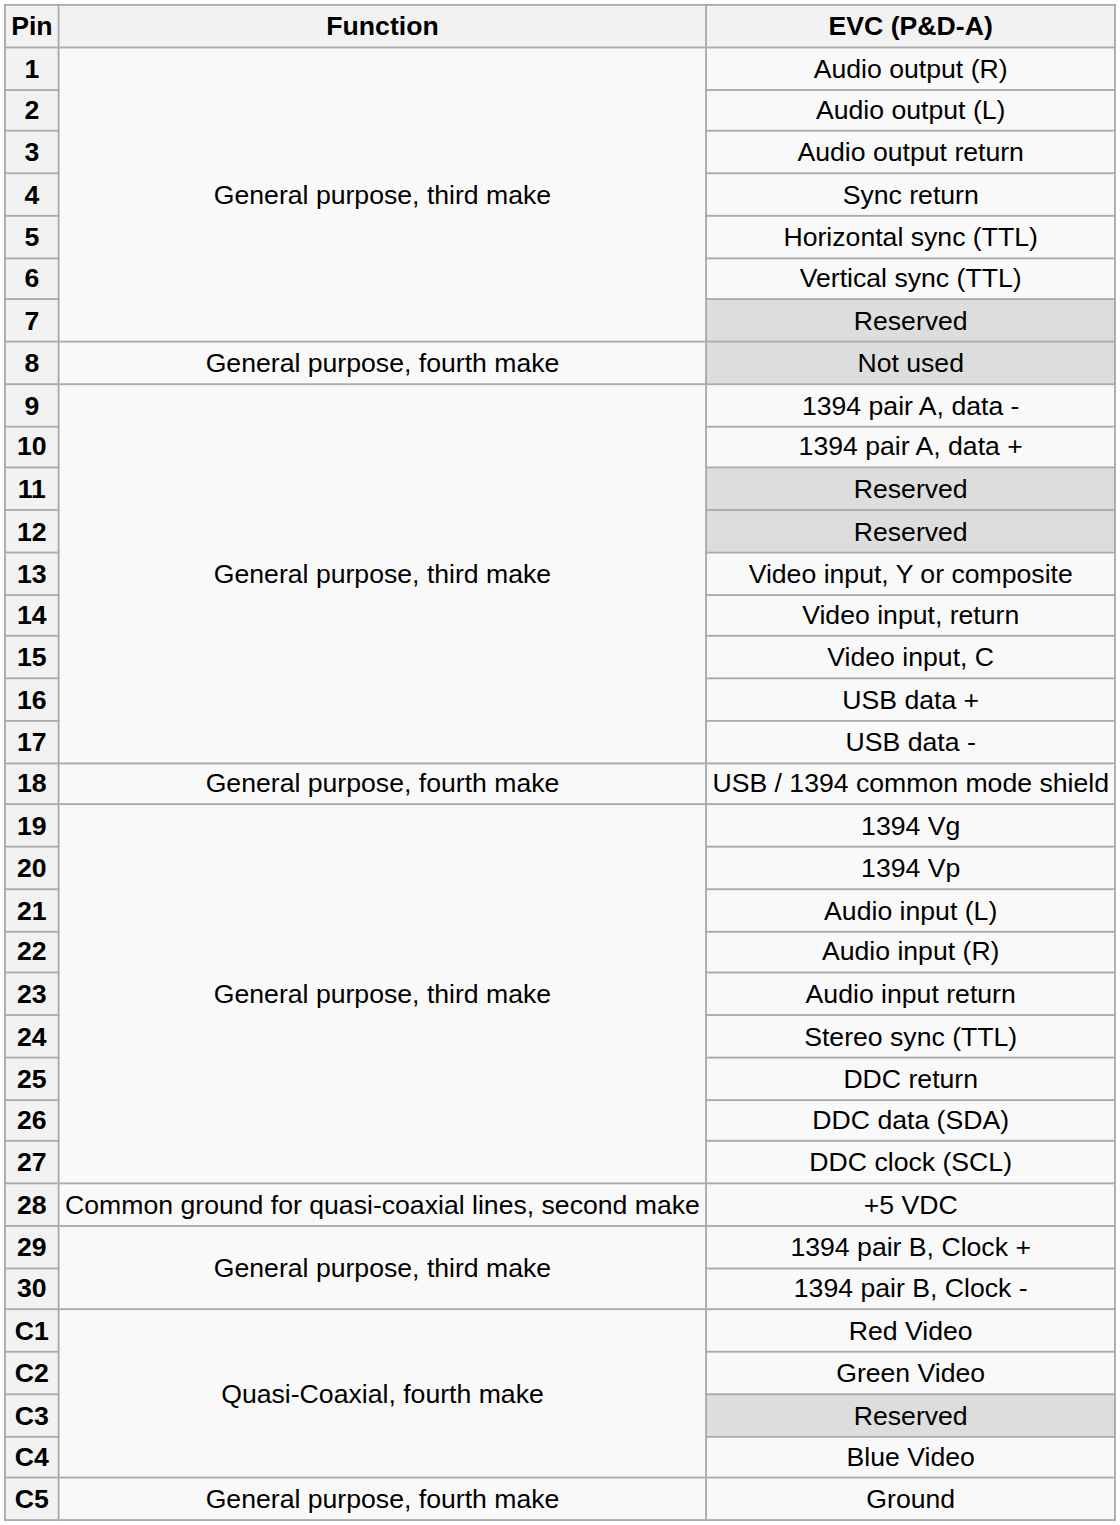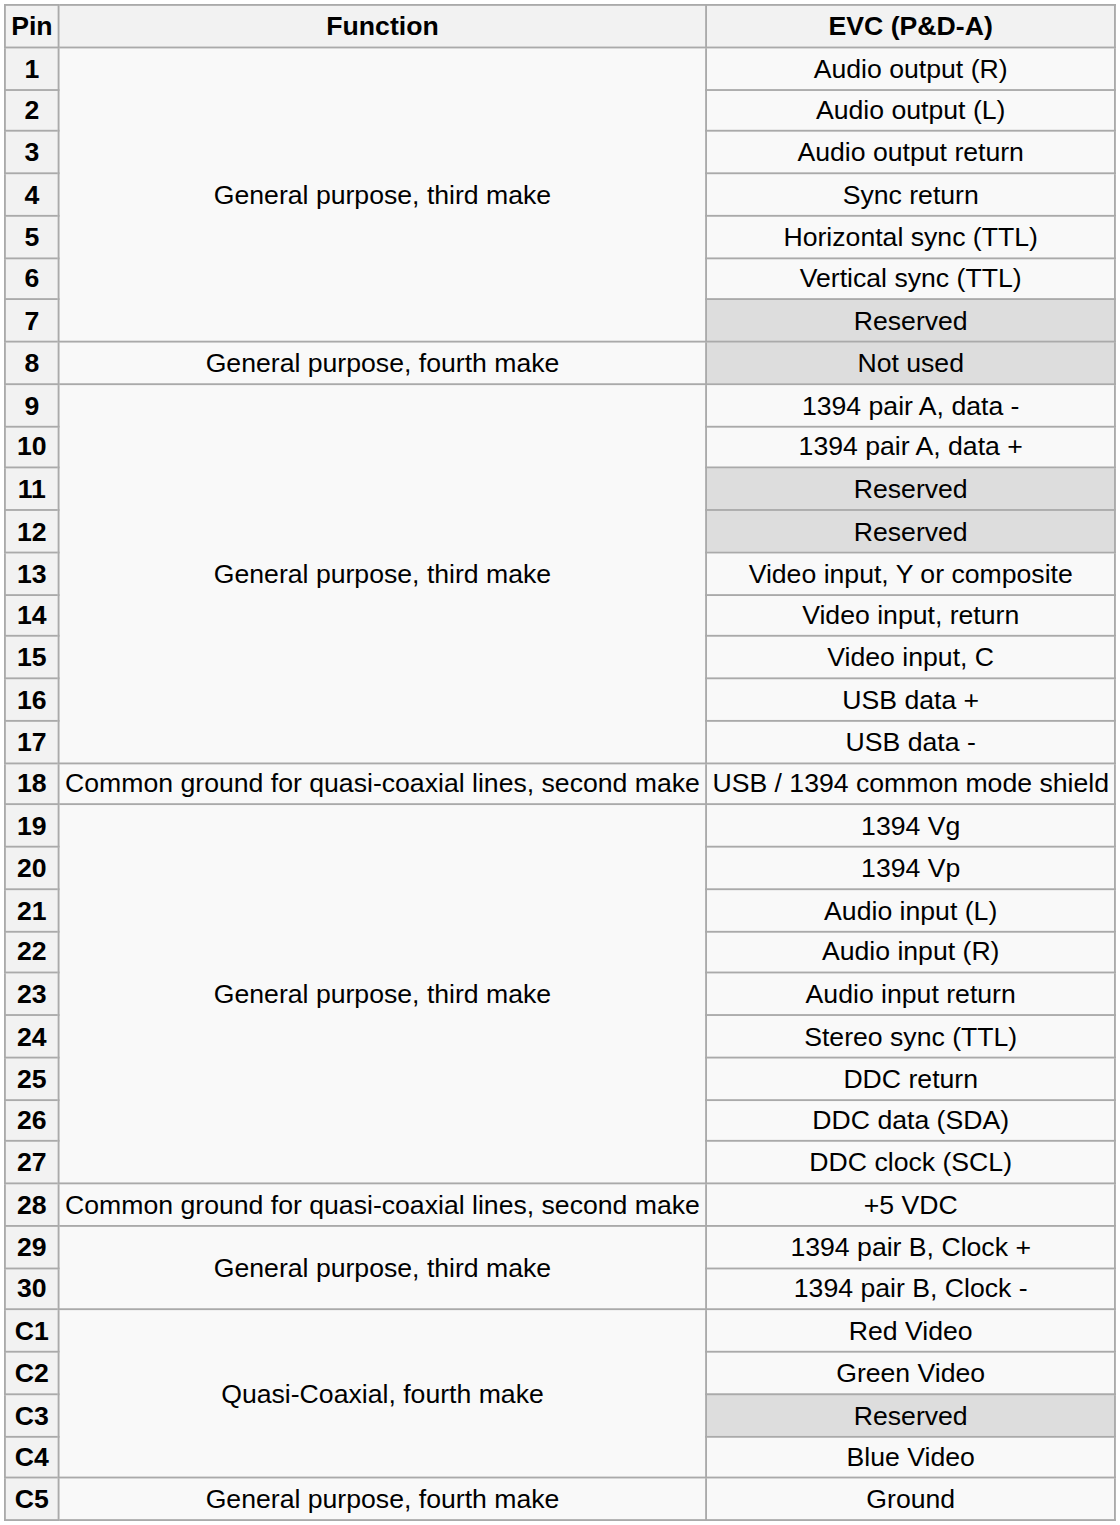(382, 784) General purpose, fourth make -> (382, 784) Common ground for quasi-coaxial lines, second make
